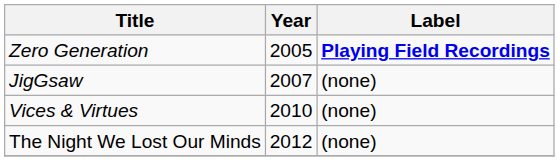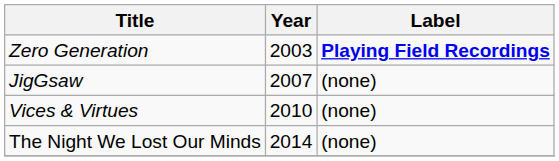(291, 50) 2005 -> (291, 50) 2003
(291, 141) 2012 -> (291, 141) 2014
